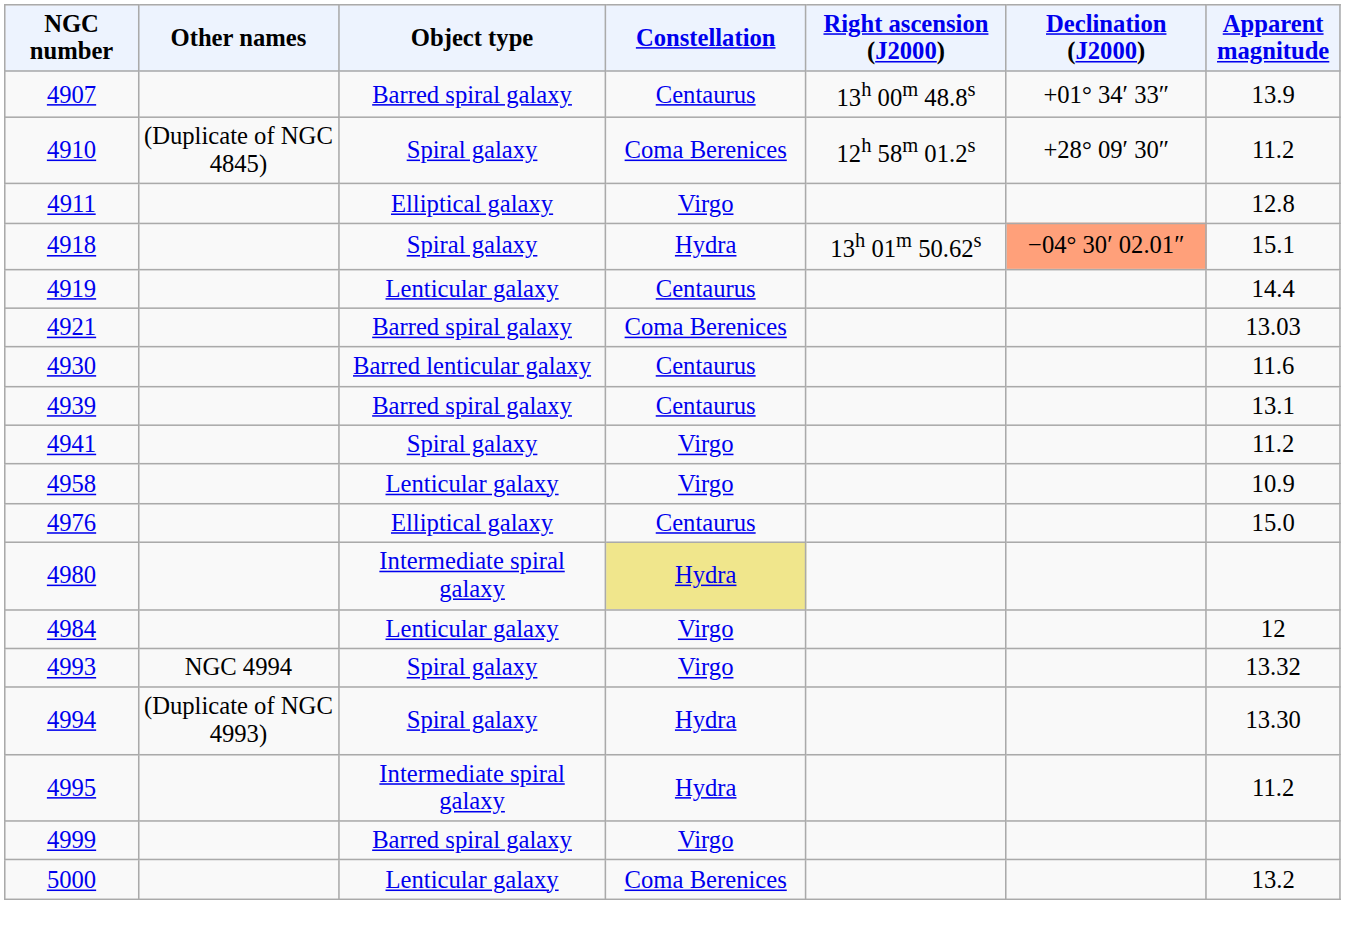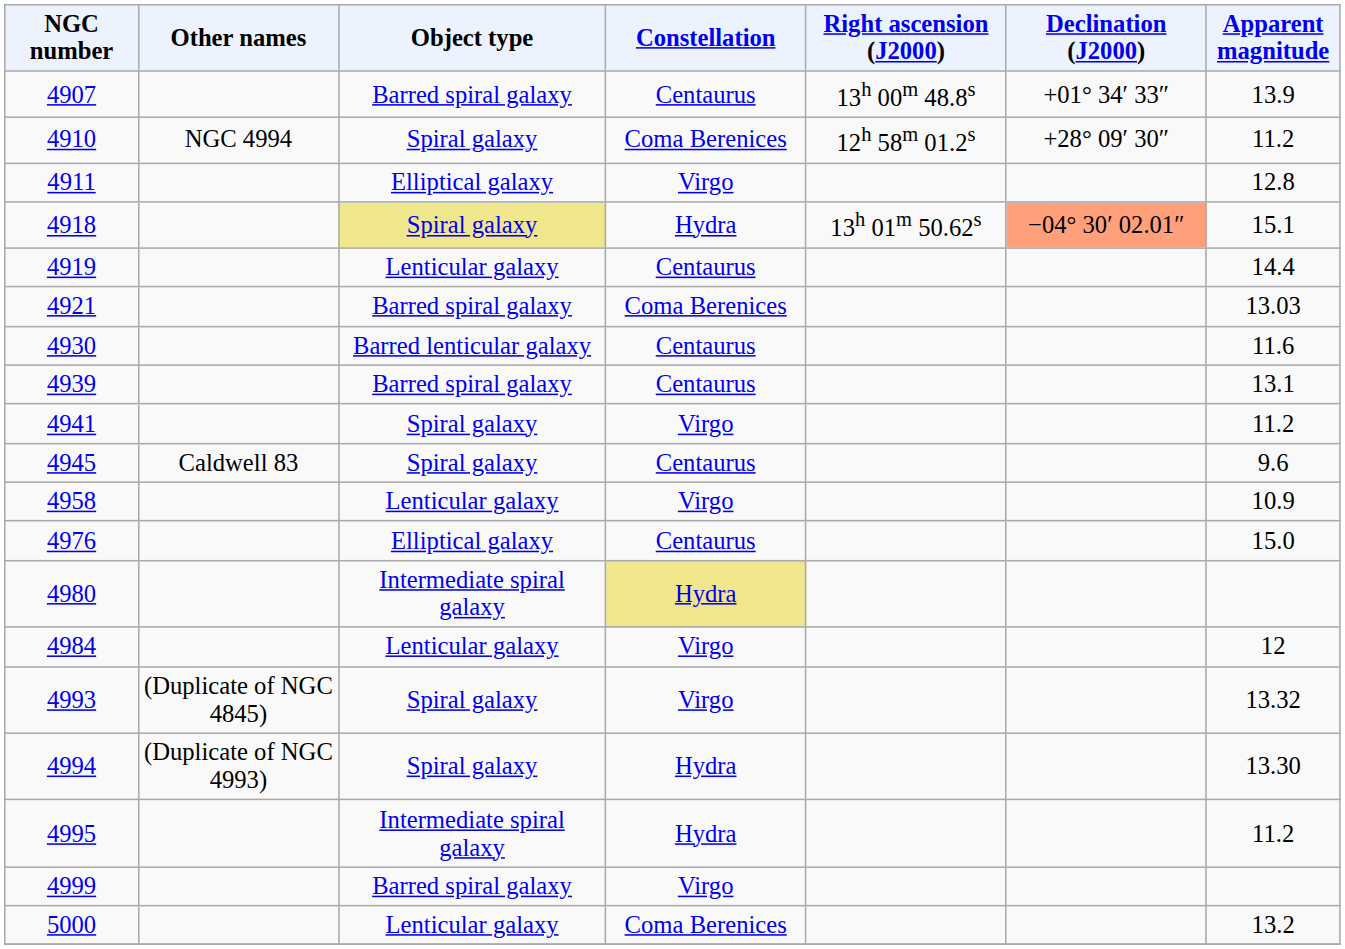(238, 150) (Duplicate of NGC 4845) -> (238, 139) NGC 4994
(472, 245) no background -> (472, 224) khaki background
+ row: (72, 462)
(238, 667) NGC 4994 -> (238, 699) (Duplicate of NGC 4845)
